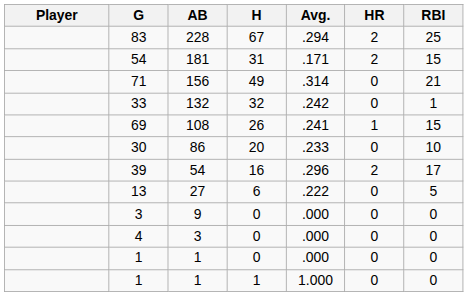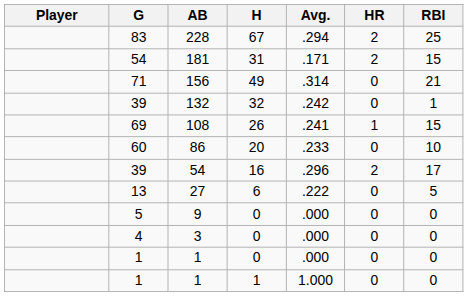(139, 103) 33 -> (139, 103) 39
(139, 147) 30 -> (139, 147) 60
(139, 214) 3 -> (139, 214) 5
